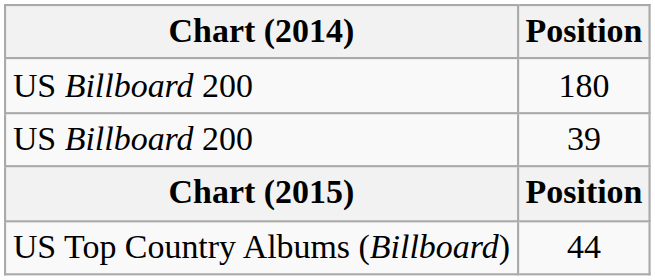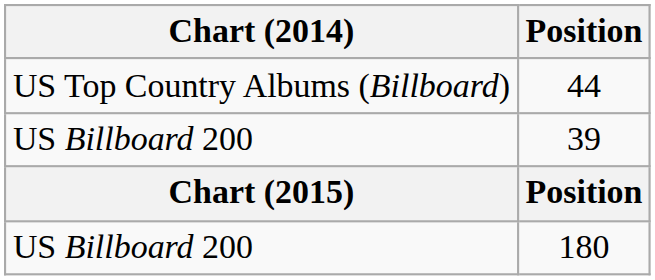rows swapped: (584, 85) <-> (584, 246)
